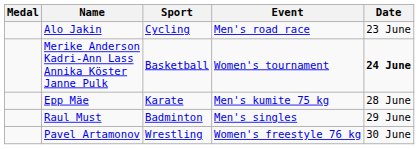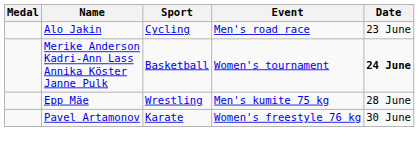(164, 101) Karate -> (174, 101) Wrestling
- row: (73, 118)
(174, 135) Wrestling -> (164, 118) Karate
